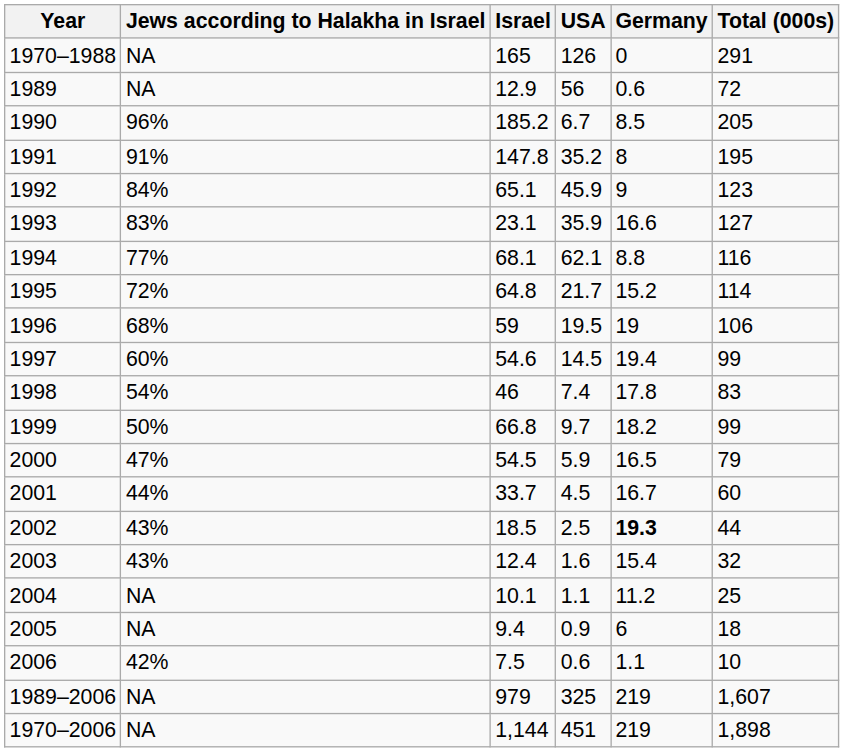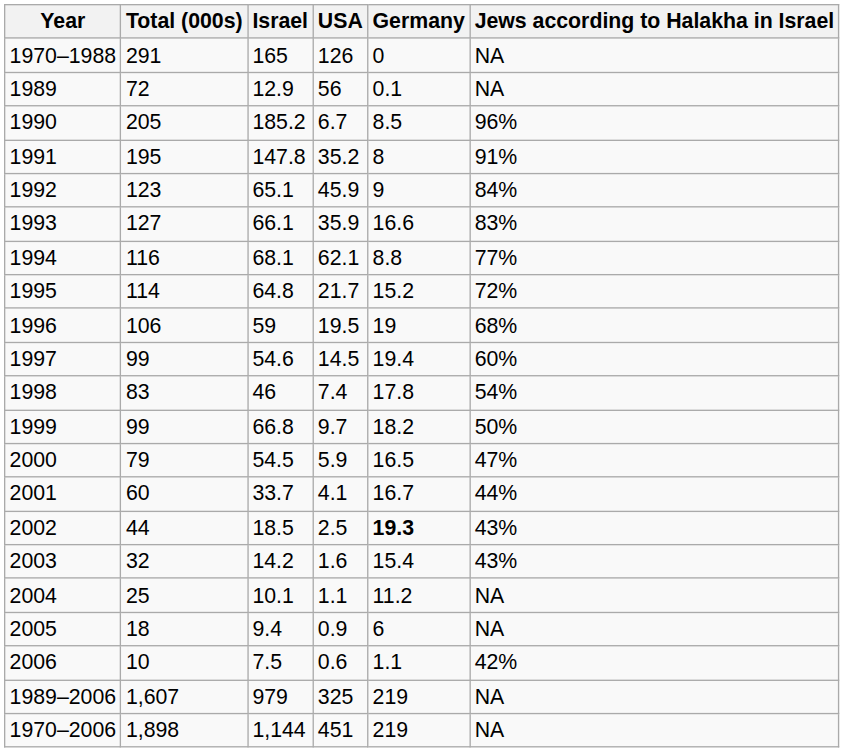columns swapped: (776, 21) <-> (306, 21)
(630, 88) 0.6 -> (387, 88) 0.1
(516, 223) 23.1 -> (273, 223) 66.1
(575, 493) 4.5 -> (333, 493) 4.1
(516, 561) 12.4 -> (273, 561) 14.2
